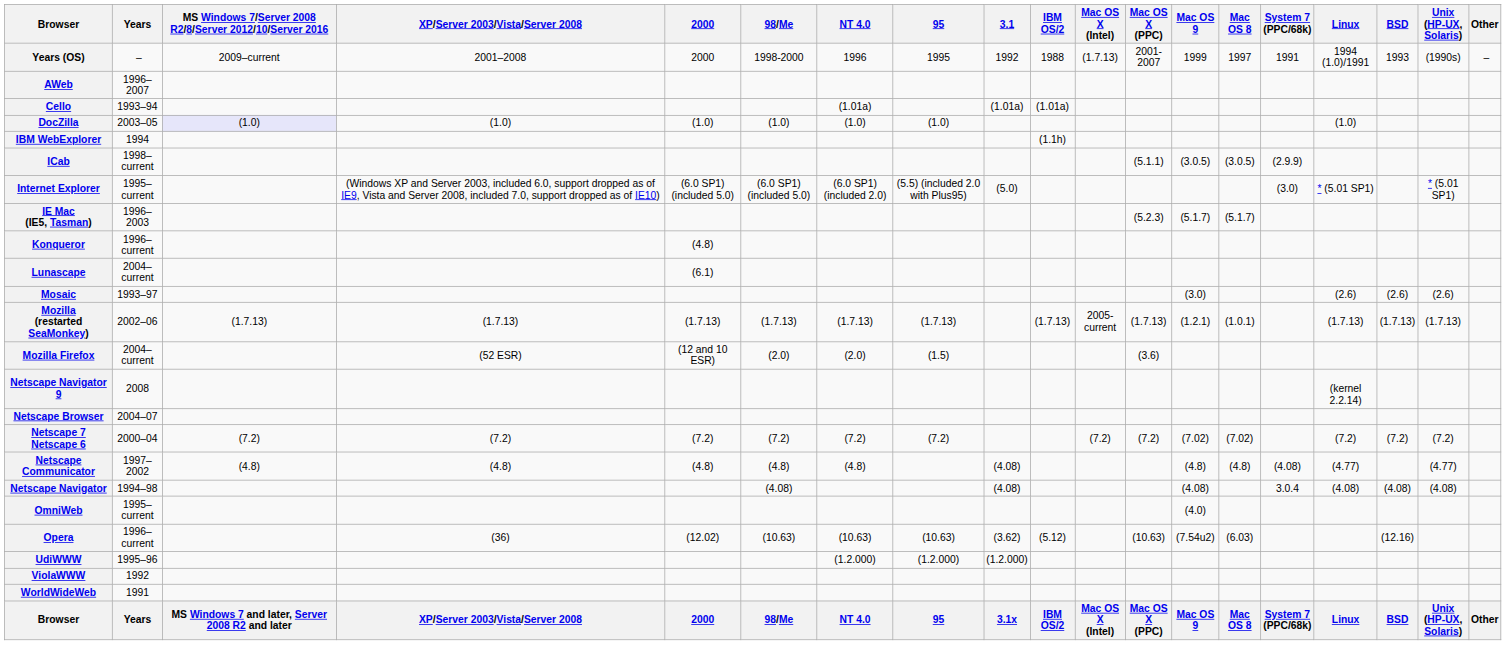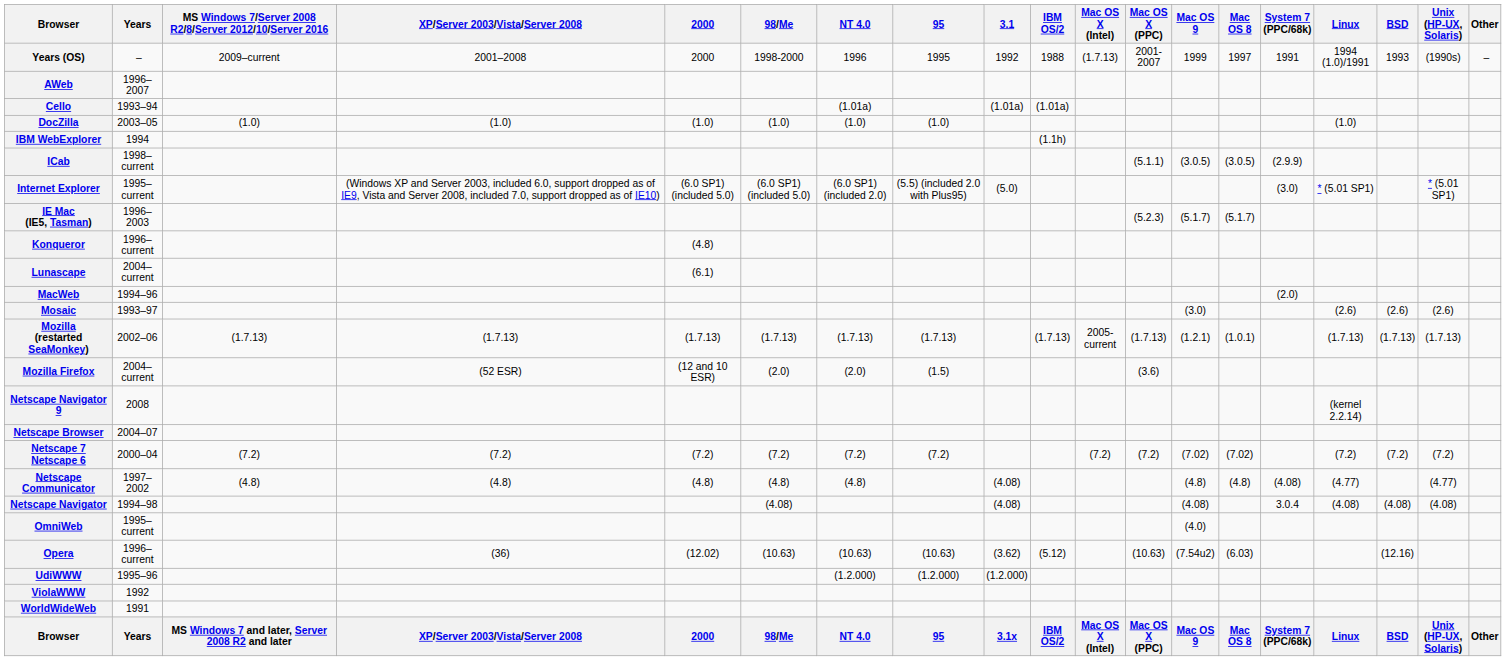(249, 123) lavender background -> (249, 123) no background
+ row: (59, 294)
